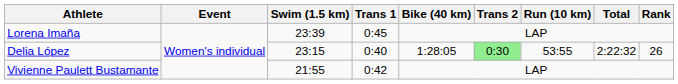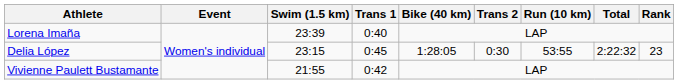(376, 33) 0:45 -> (376, 33) 0:40
(376, 51) 0:40 -> (376, 51) 0:45
(497, 51) lightgreen background -> (497, 51) no background
(656, 51) 26 -> (656, 51) 23
